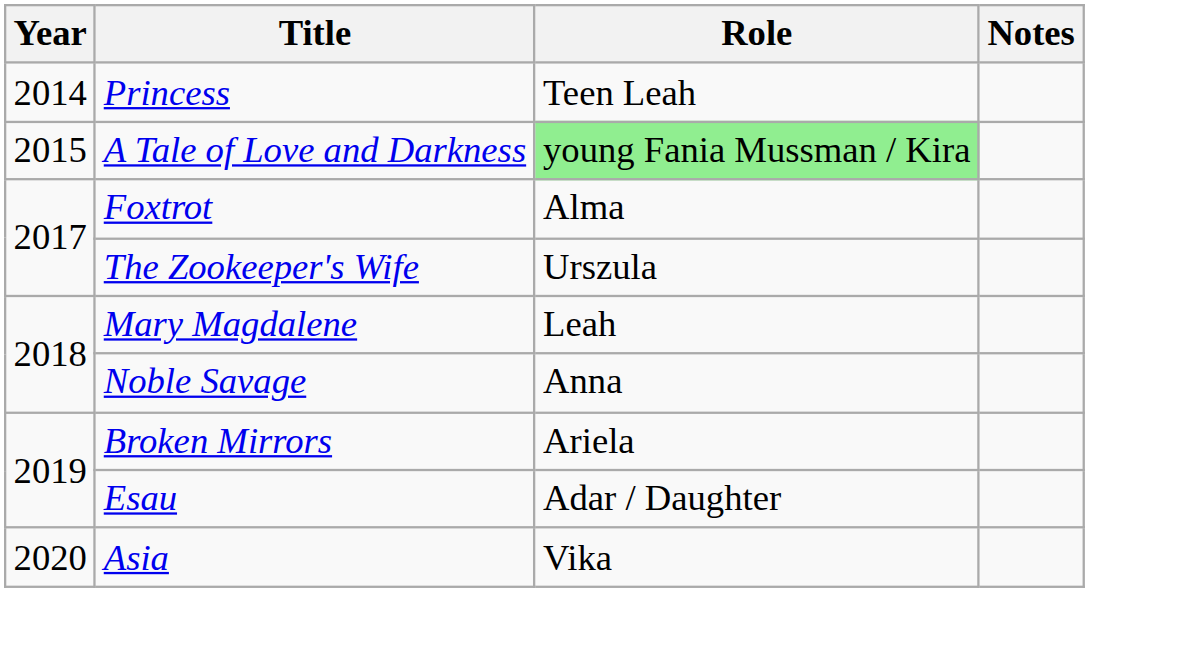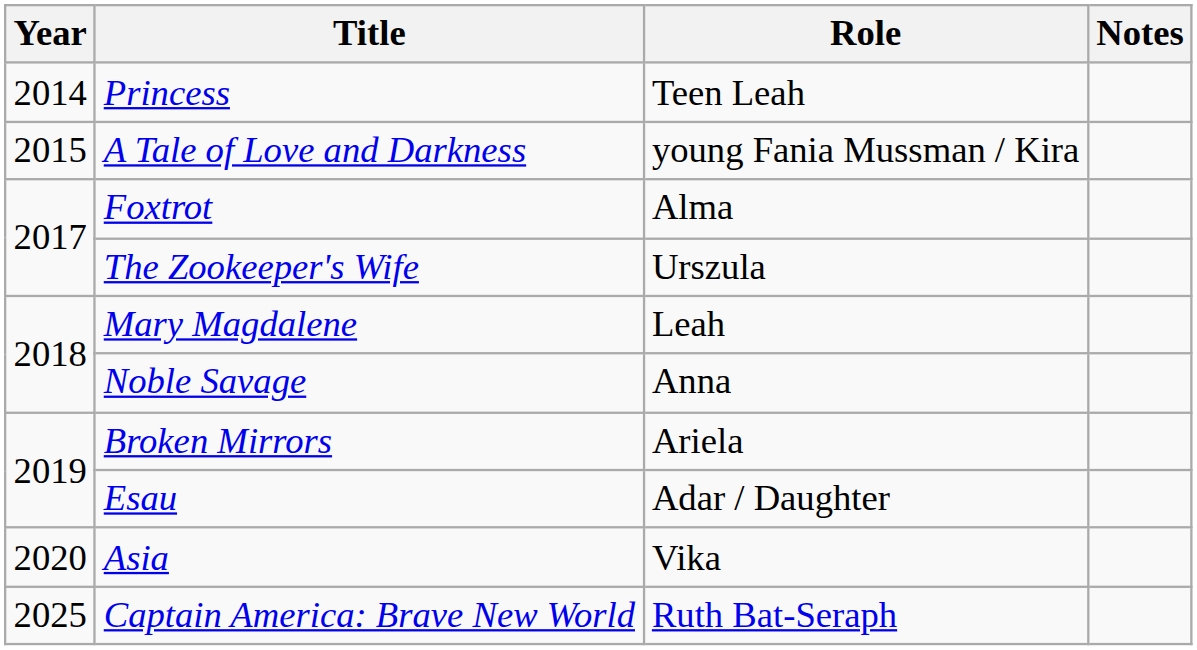(757, 149) lightgreen background -> (866, 149) no background
+ row: (369, 614)
